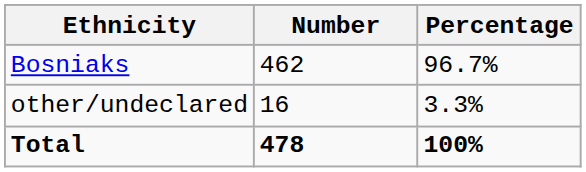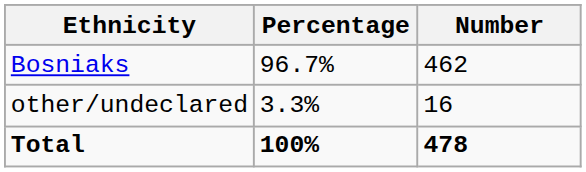columns swapped: (336, 25) <-> (499, 25)
